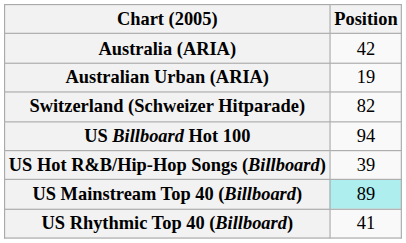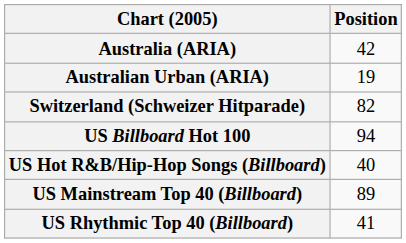(366, 164) 39 -> (366, 164) 40
(366, 194) paleturquoise background -> (366, 194) no background
